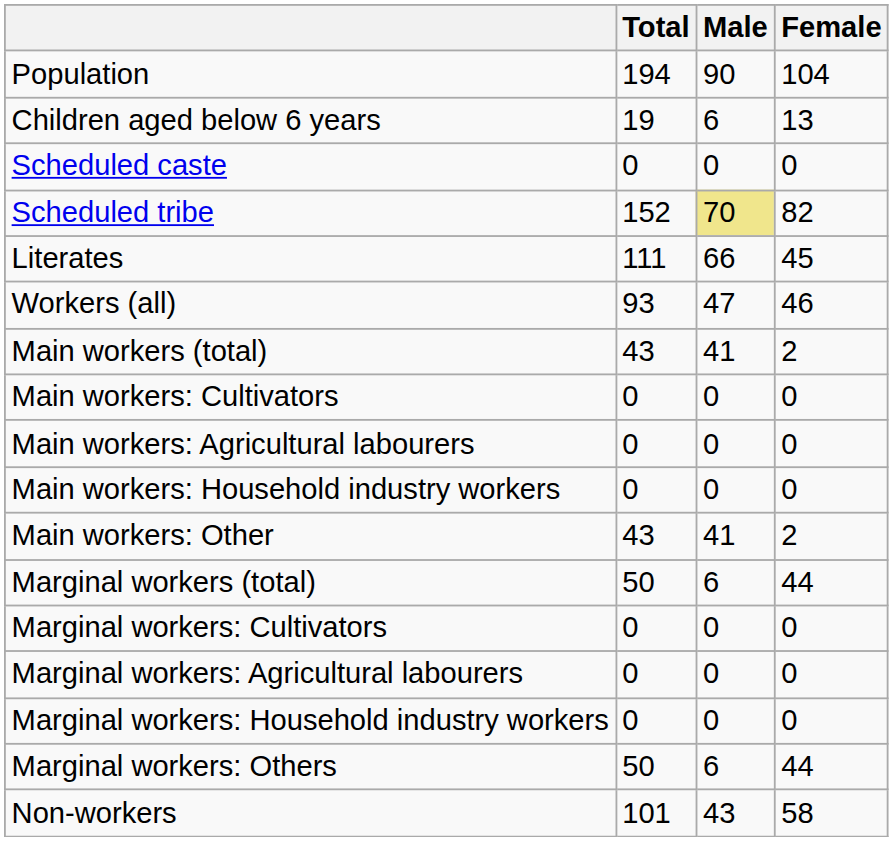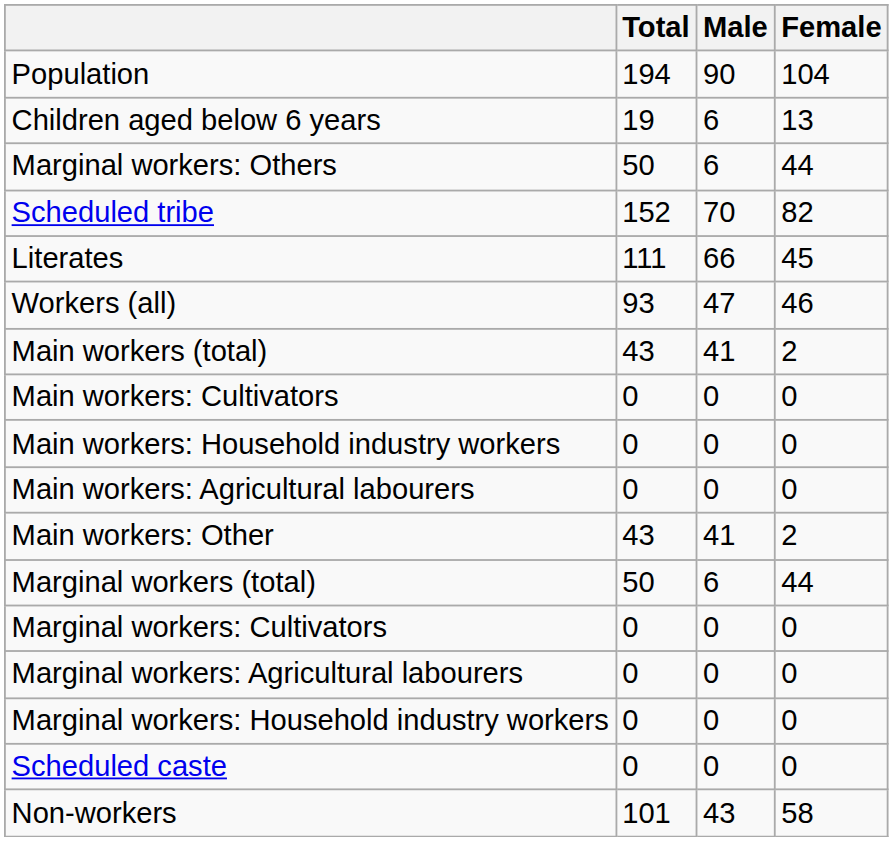rows swapped: (119, 166) <-> (174, 766)
(719, 212) khaki background -> (719, 212) no background
rows swapped: (243, 443) <-> (286, 489)
